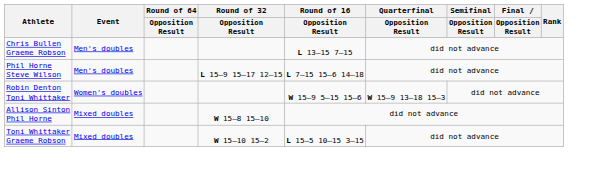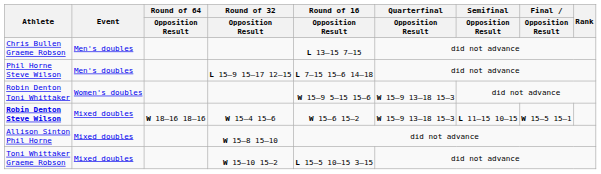+ row: (34, 114)
